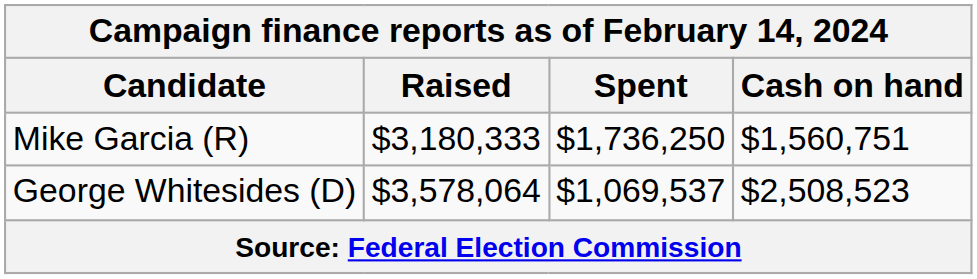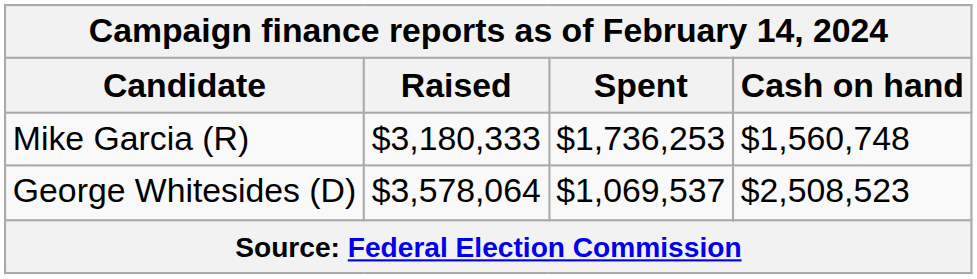(641, 138) $1,736,250 -> (641, 138) $1,736,253
(825, 138) $1,560,751 -> (825, 138) $1,560,748
